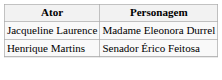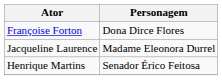+ row: (44, 30)
